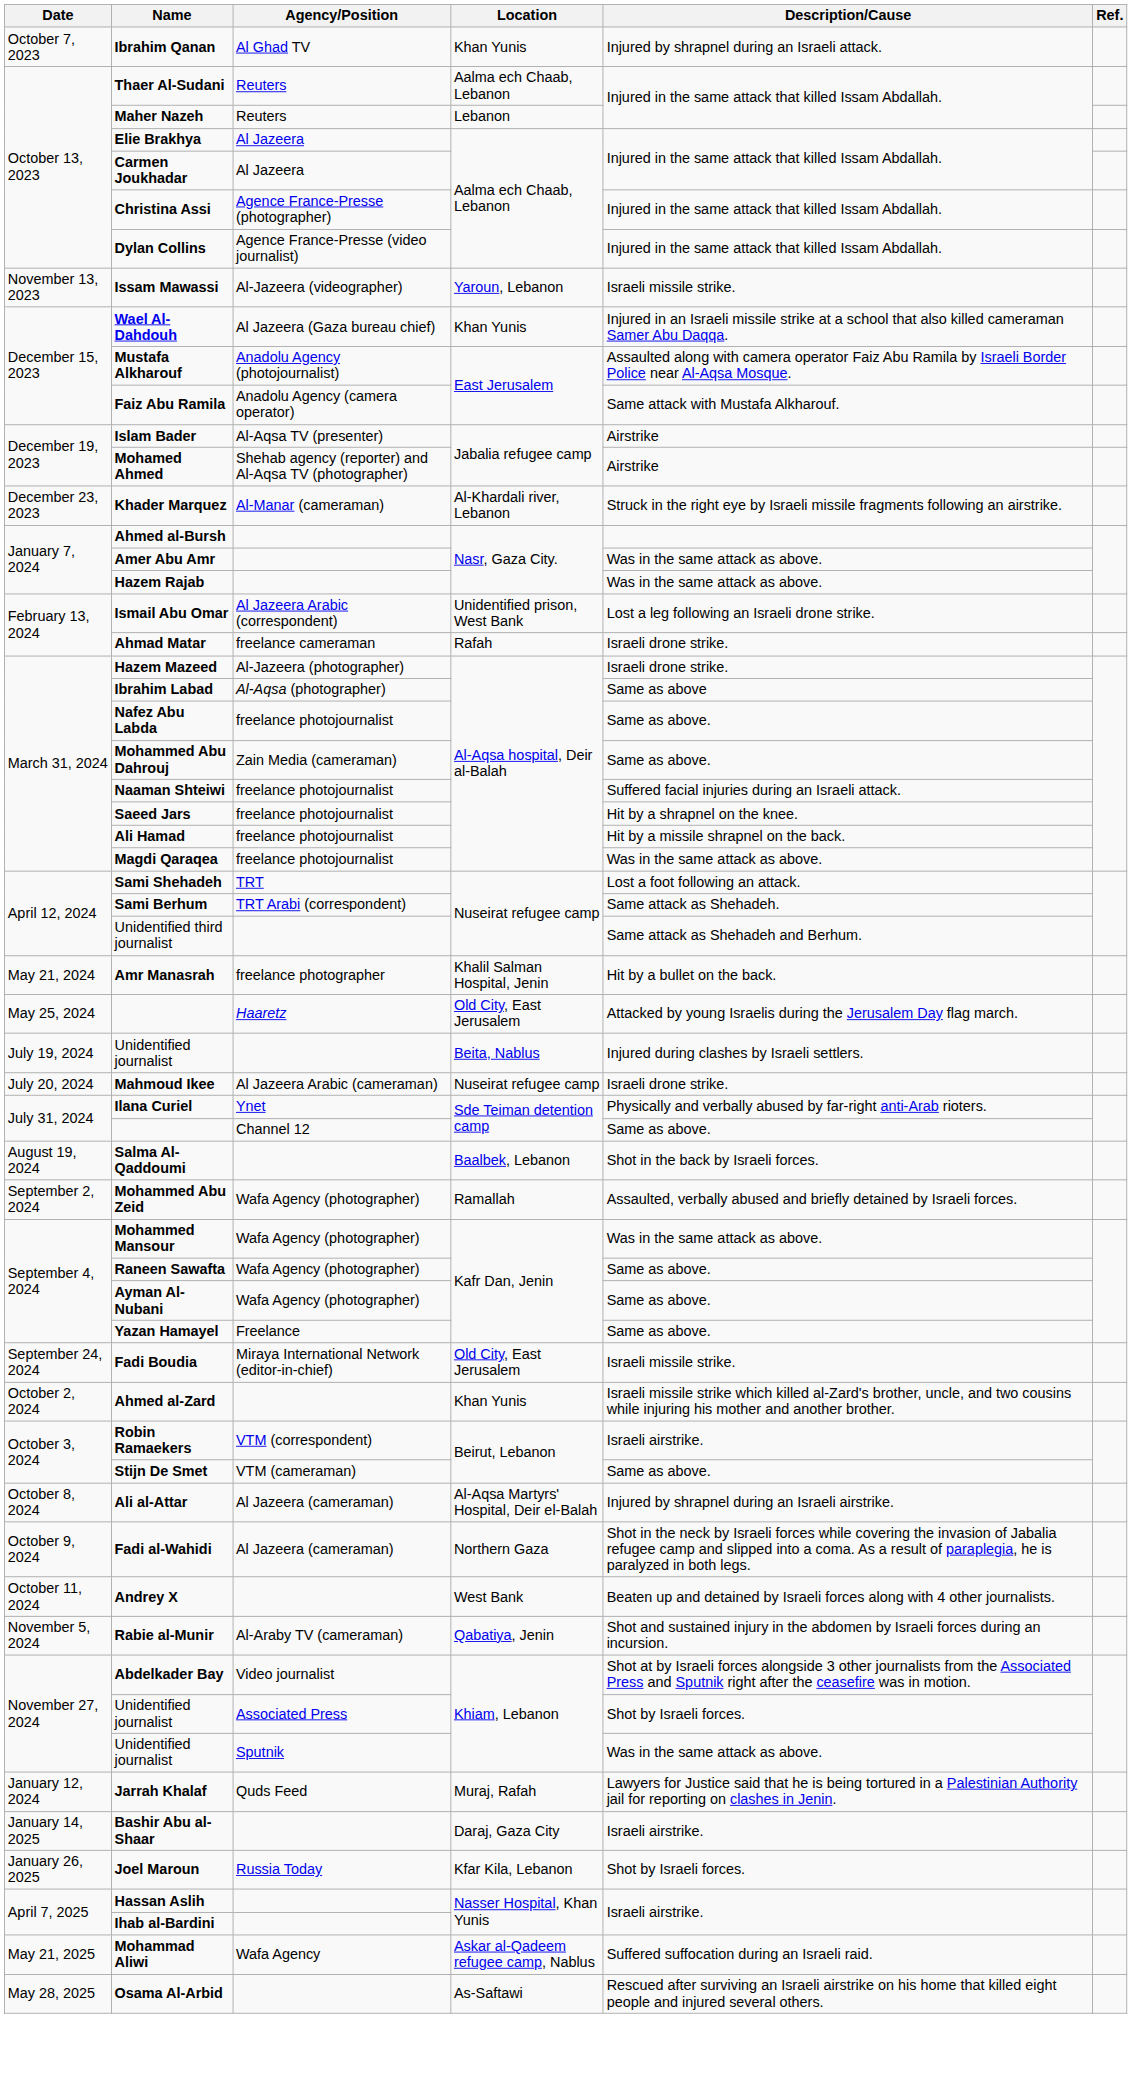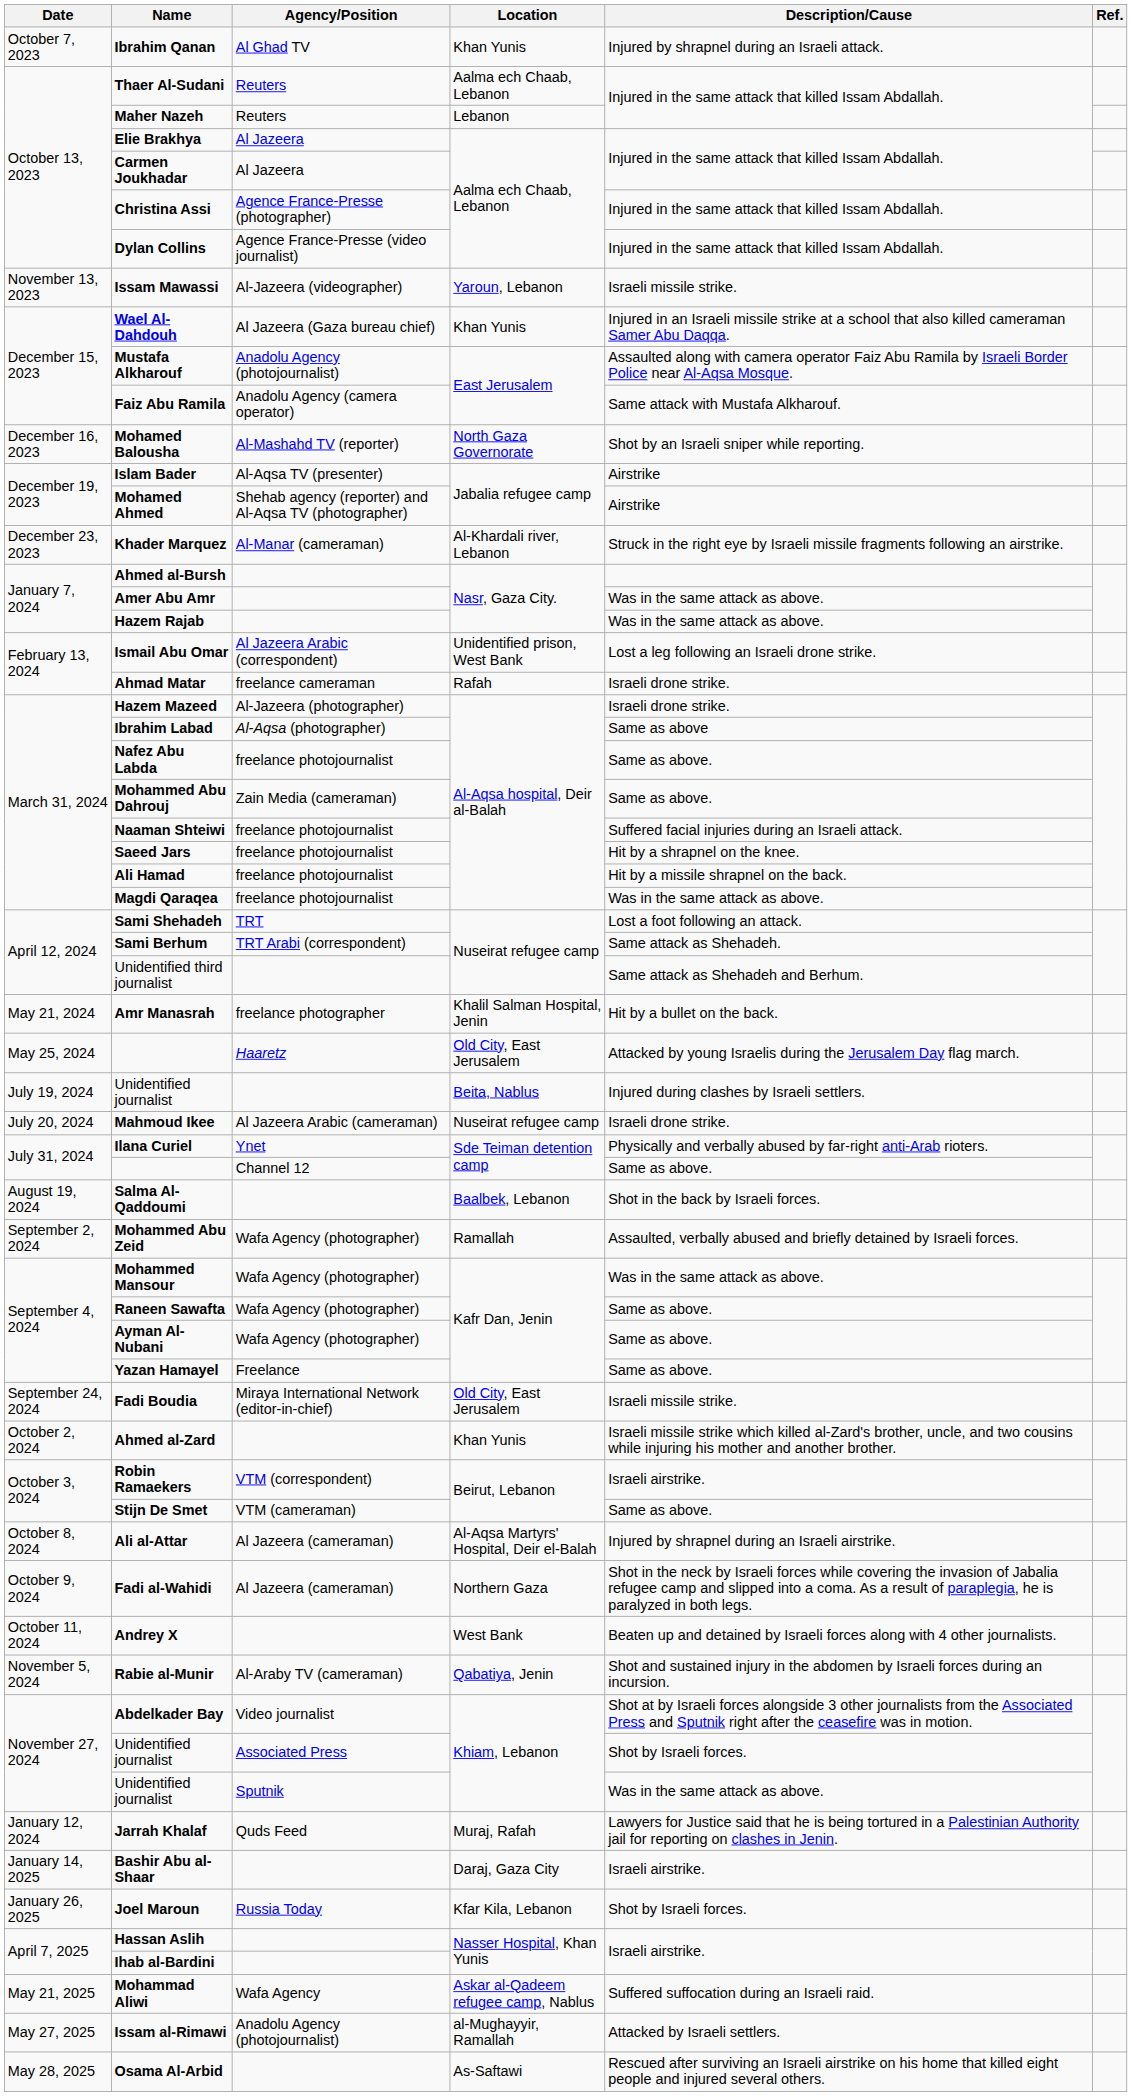+ row: (148, 443)
+ row: (171, 2032)
